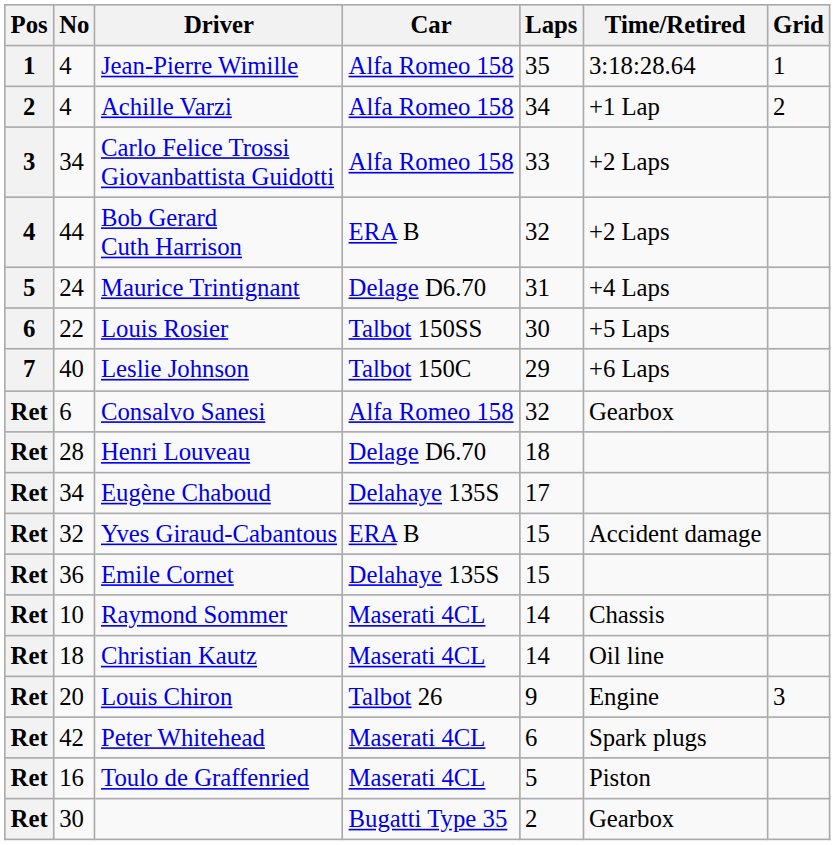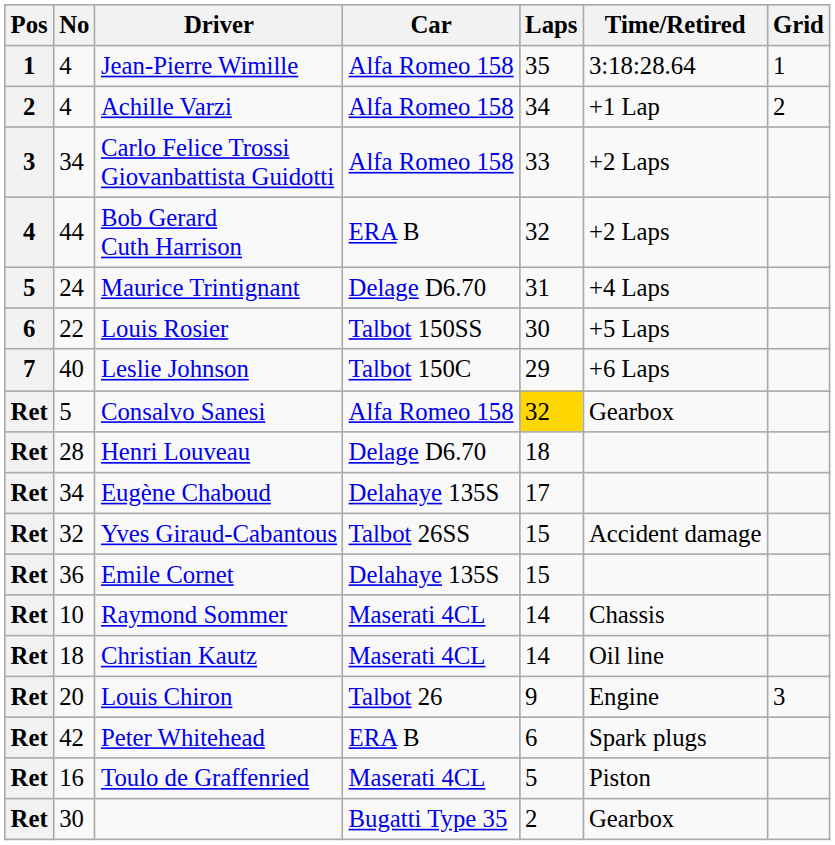(65, 410) 6 -> (65, 410) 5
(537, 410) no background -> (537, 410) gold background
(384, 533) ERA B -> (409, 533) Talbot 26SS
(417, 737) Maserati 4CL -> (384, 737) ERA B
